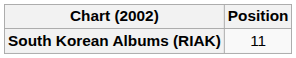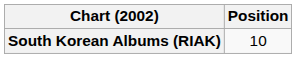(258, 41) 11 -> (258, 41) 10
